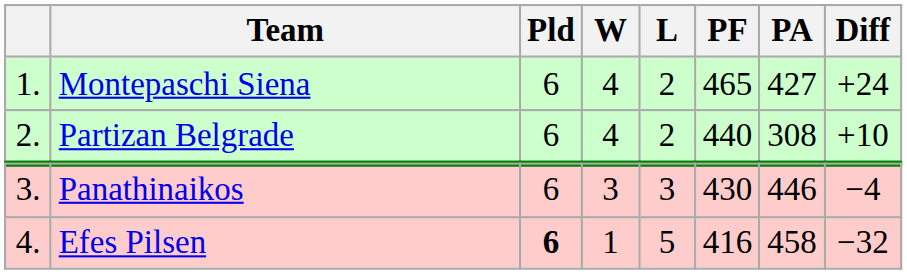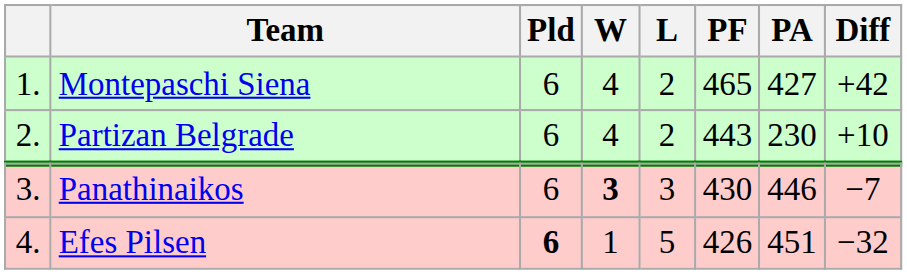(863, 82) +24 -> (863, 82) +42
(727, 135) 440 -> (727, 135) 443
(792, 135) 308 -> (792, 135) 230
(611, 189) normal -> (611, 189) bold
(863, 189) −4 -> (863, 189) −7
(727, 241) 416 -> (727, 241) 426
(792, 241) 458 -> (792, 241) 451
